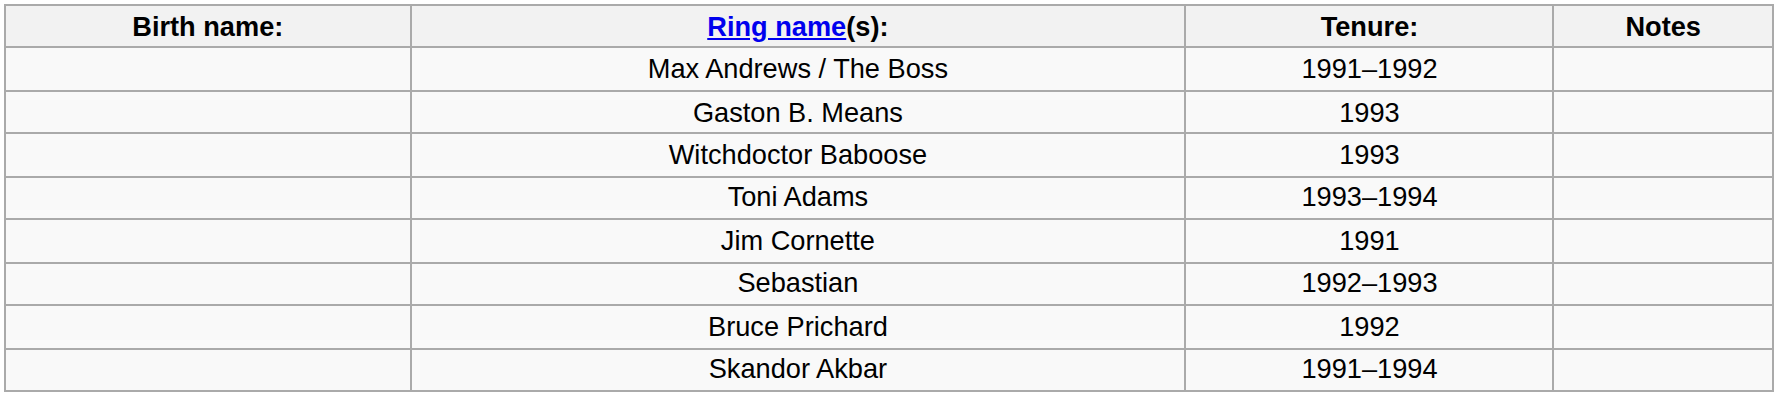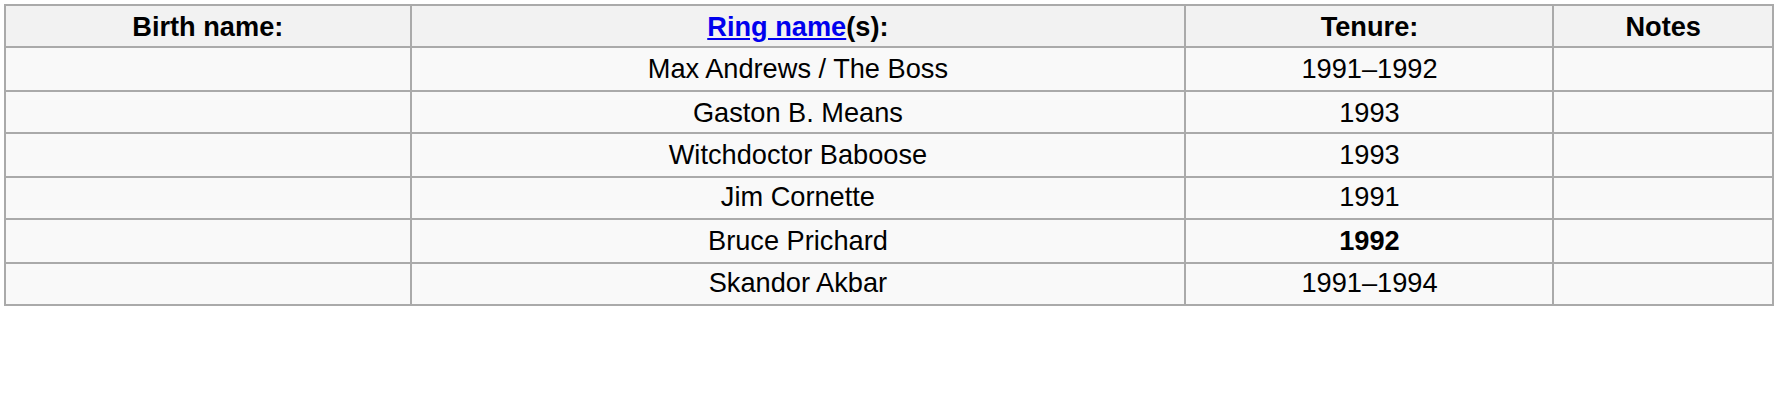- row: (798, 198)
- row: (798, 283)
(1370, 326) normal -> (1370, 240) bold
